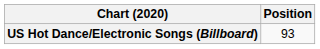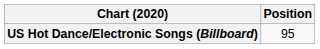(288, 33) 93 -> (288, 33) 95
